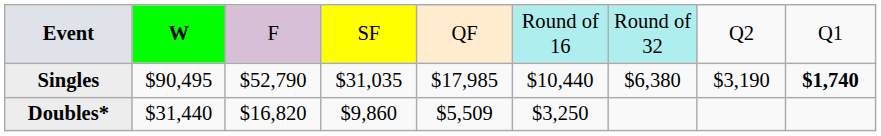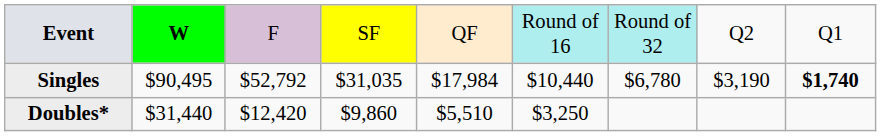(273, 80) $52,790 -> (273, 80) $52,792
(465, 80) $17,985 -> (465, 80) $17,984
(653, 80) $6,380 -> (653, 80) $6,780
(273, 114) $16,820 -> (273, 114) $12,420
(465, 114) $5,509 -> (465, 114) $5,510
